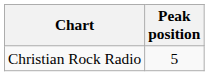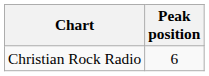(174, 58) 5 -> (174, 58) 6
